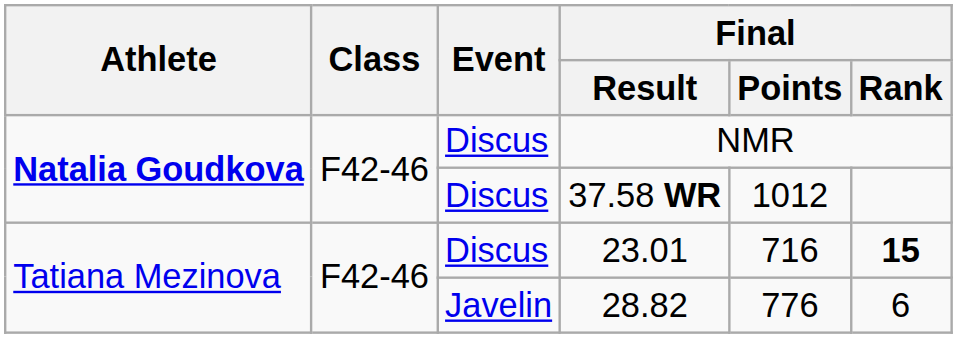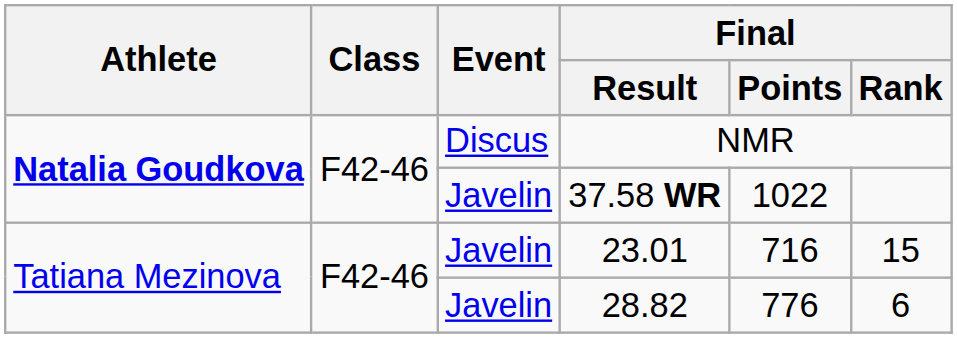(497, 196) Discus -> (499, 196) Javelin
(790, 196) 1012 -> (790, 196) 1022
(497, 250) Discus -> (499, 250) Javelin
(901, 250) bold -> (901, 250) normal
